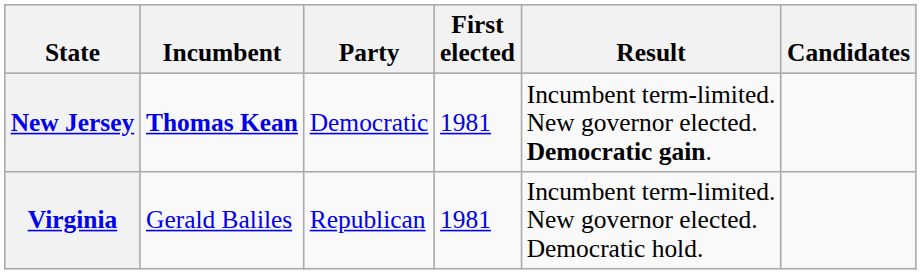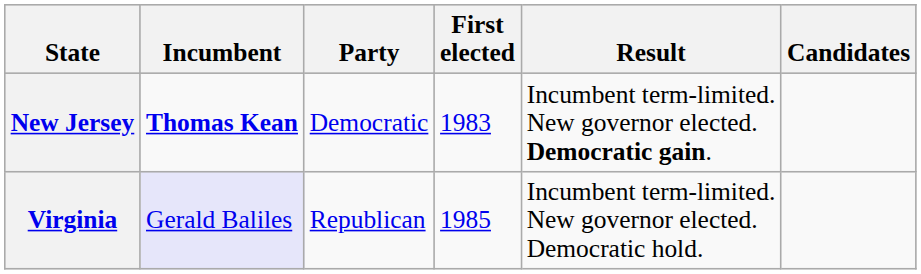(466, 122) 1981 -> (466, 122) 1983
(219, 219) no background -> (219, 219) lavender background
(466, 219) 1981 -> (466, 219) 1985
